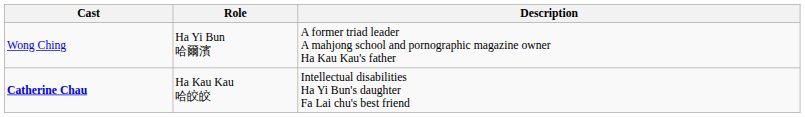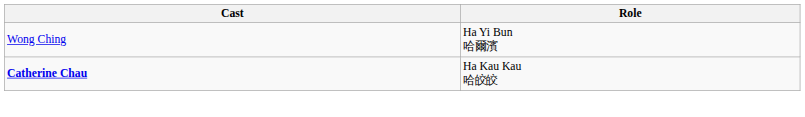- column: (549, 13)
